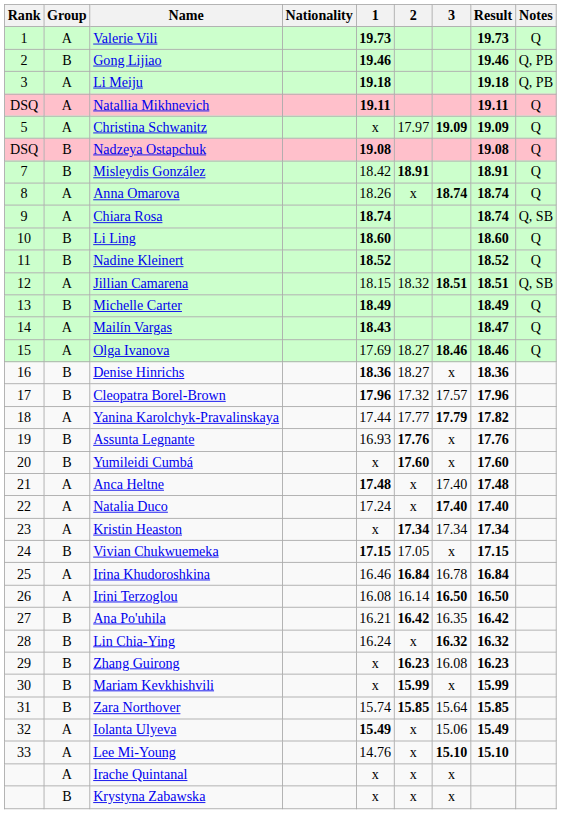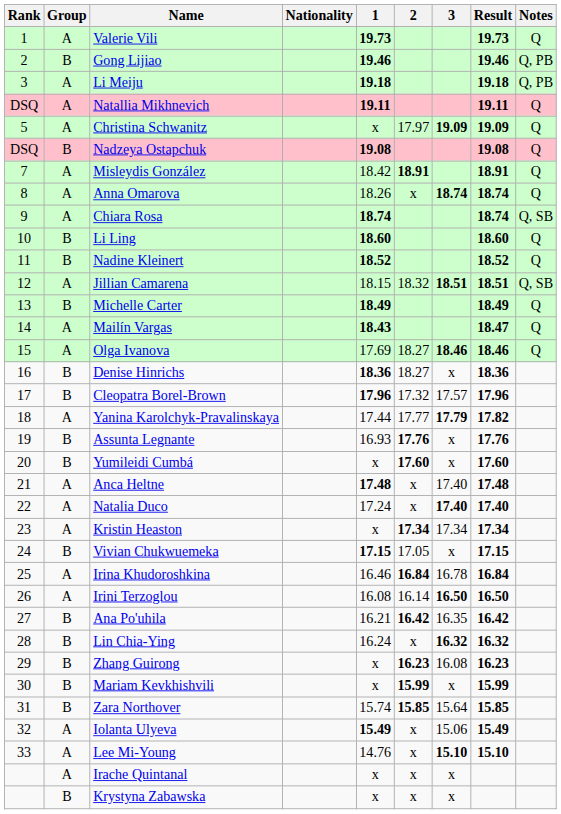(67, 171) B -> (67, 171) A
